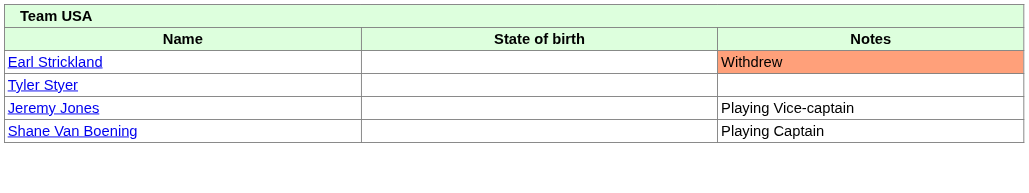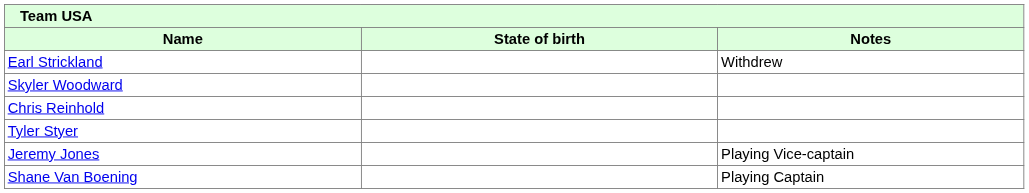(752, 62) lightsalmon background -> (752, 62) no background
+ row: (65, 84)
+ row: (56, 108)
